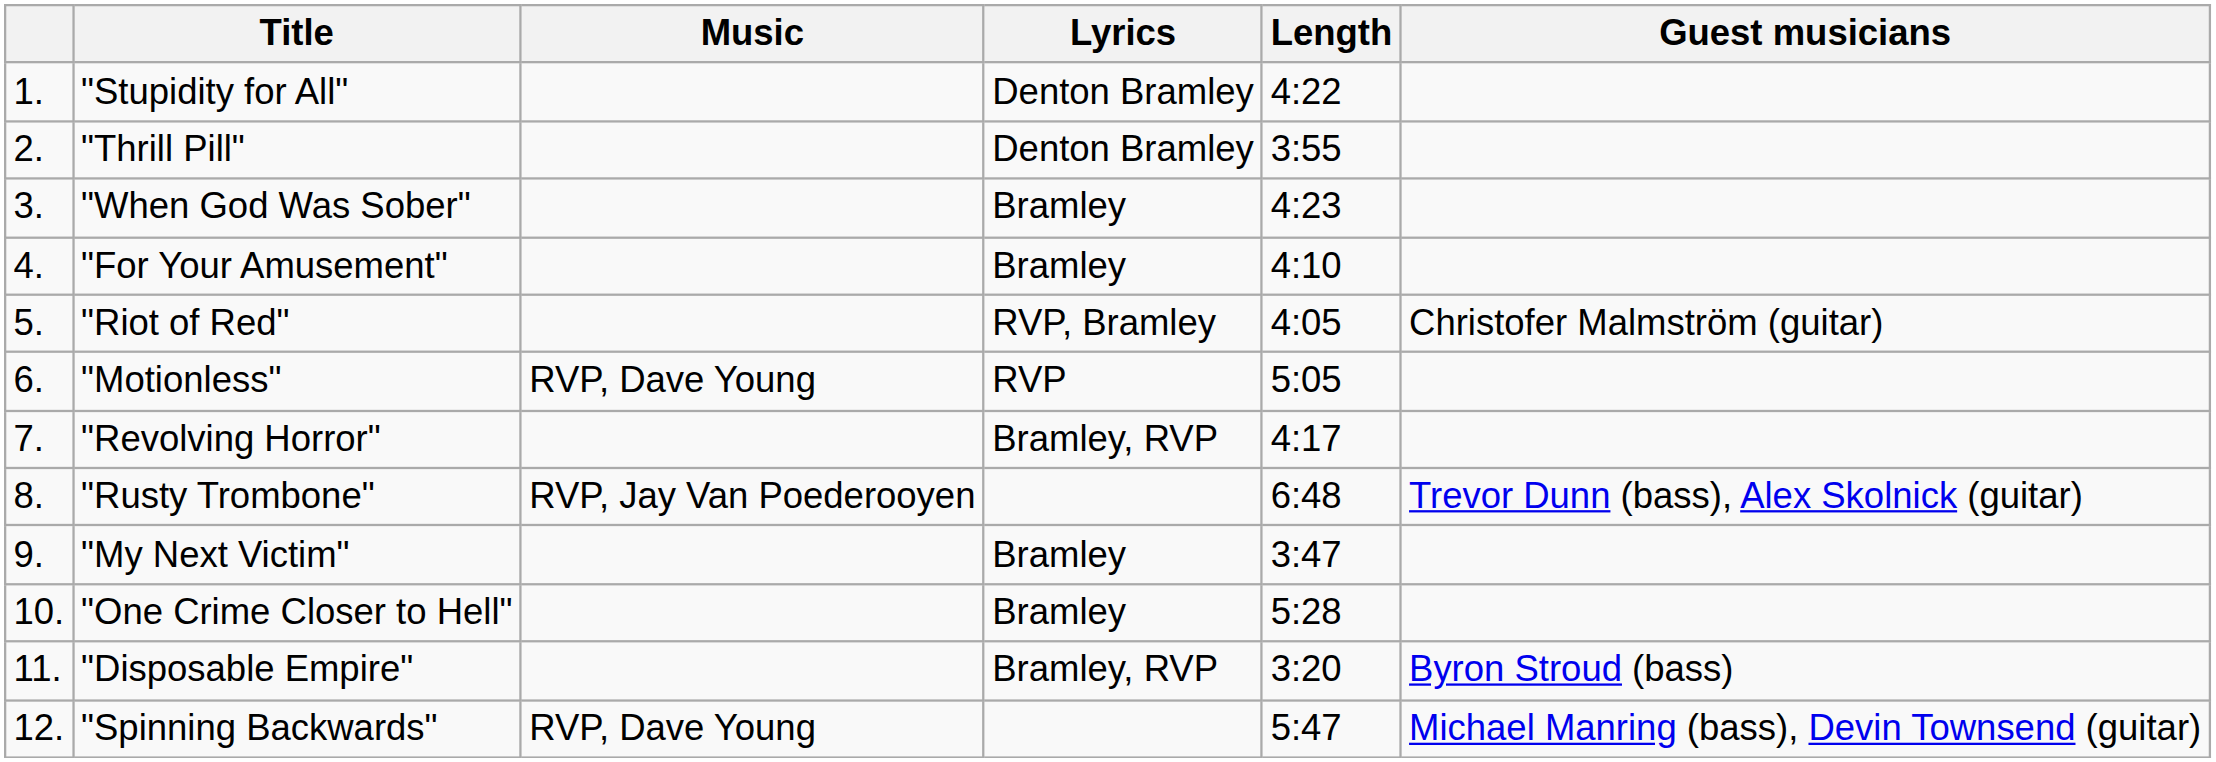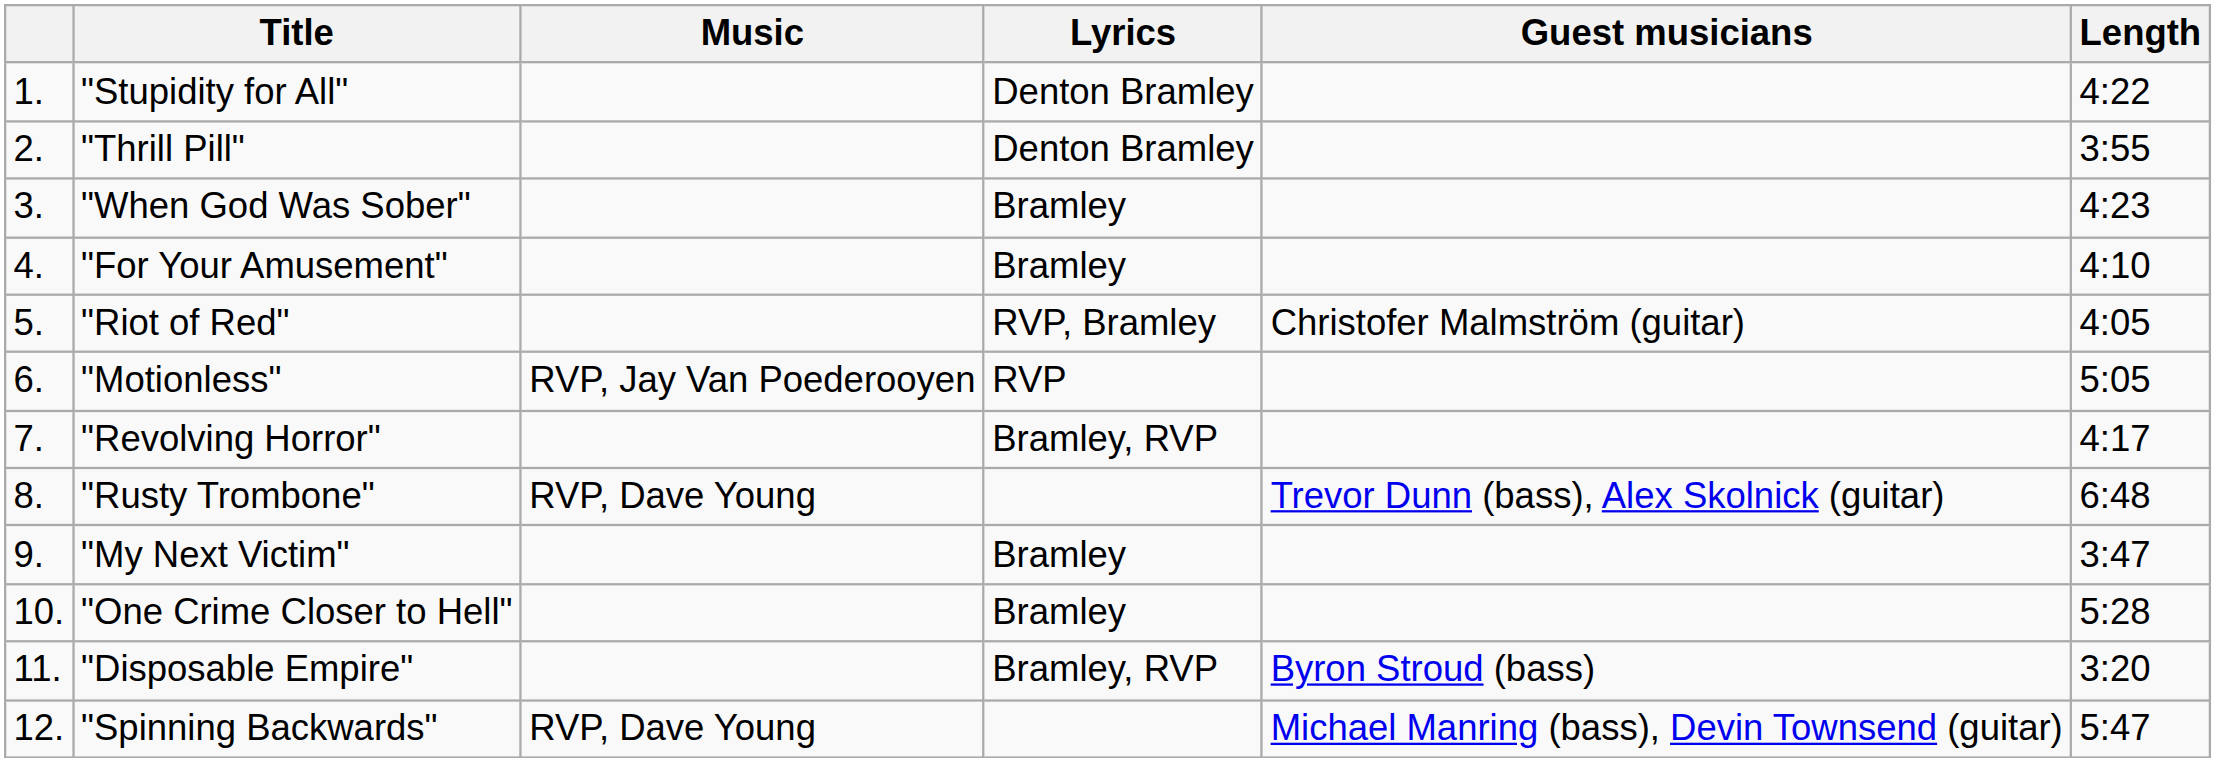columns swapped: (1805, 33) <-> (1331, 33)
(673, 380) RVP, Dave Young -> (752, 380) RVP, Jay Van Poederooyen
(752, 496) RVP, Jay Van Poederooyen -> (673, 496) RVP, Dave Young
